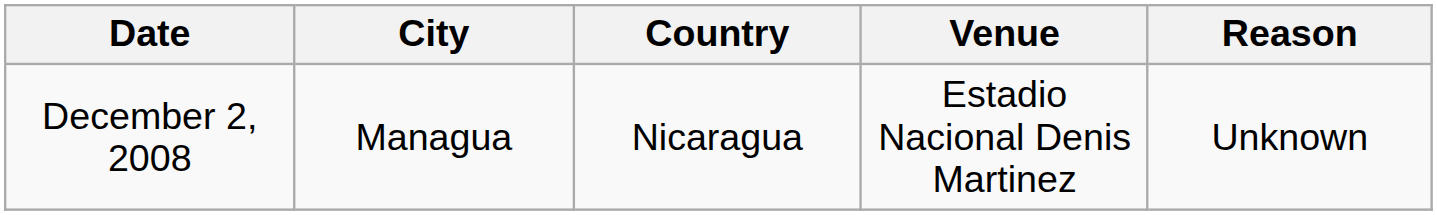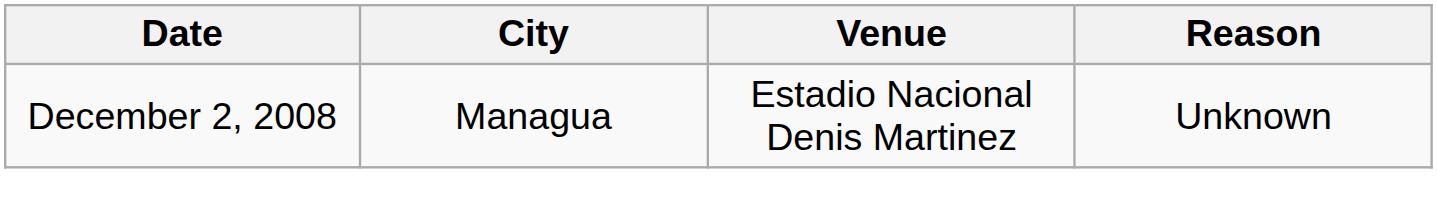- column: (717, 34)
